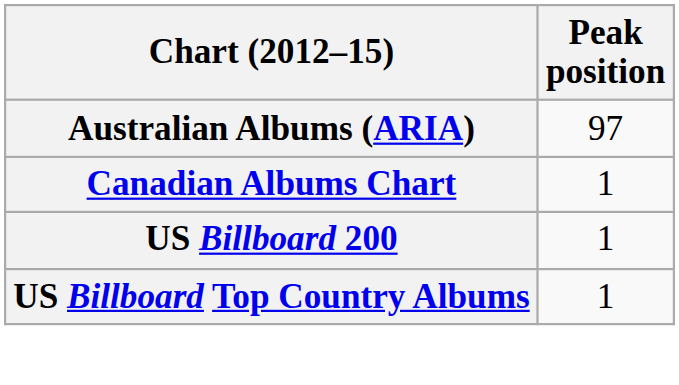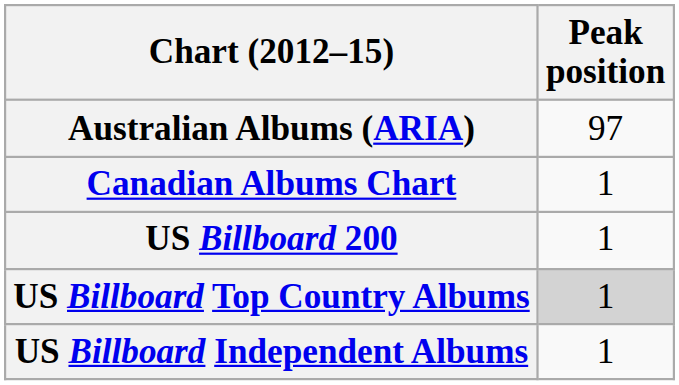(606, 295) no background -> (606, 295) lightgrey background
+ row: (271, 351)
